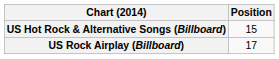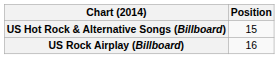(251, 45) 17 -> (251, 45) 16
